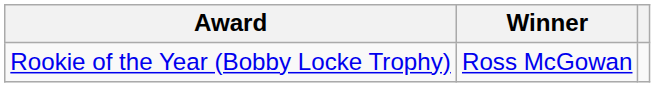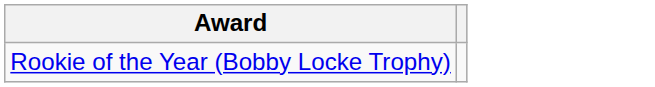- column: (547, 23)
